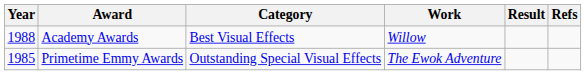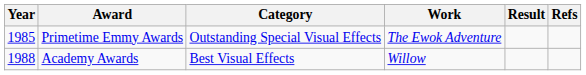rows swapped: (112, 59) <-> (90, 37)
